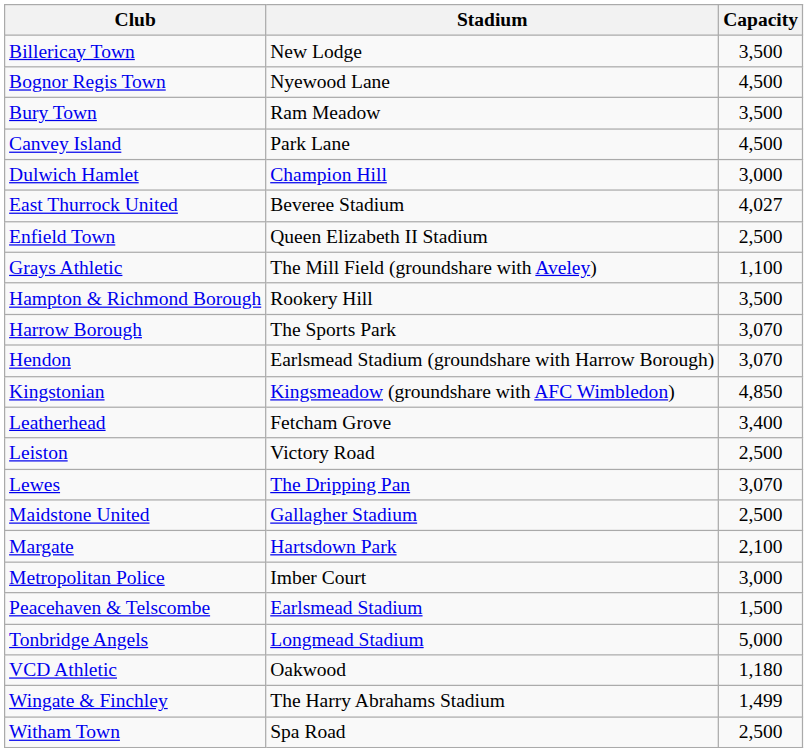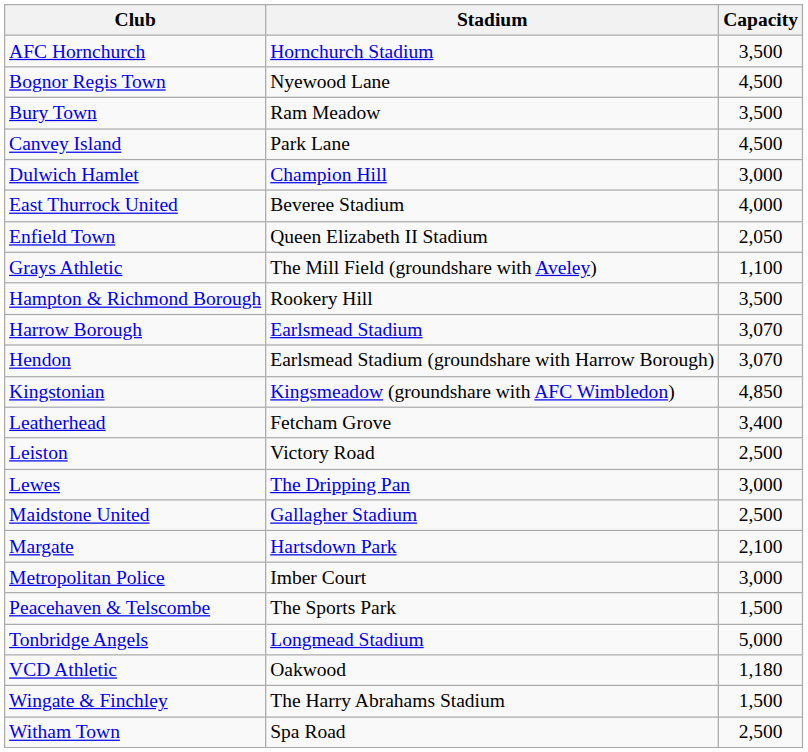+ row: (77, 50)
- row: (72, 50)
(761, 205) 4,027 -> (761, 205) 4,000
(761, 236) 2,500 -> (761, 236) 2,050
(333, 329) The Sports Park -> (346, 329) Earlsmead Stadium
(761, 484) 3,070 -> (761, 484) 3,000
(346, 608) Earlsmead Stadium -> (333, 608) The Sports Park
(761, 701) 1,499 -> (761, 701) 1,500
